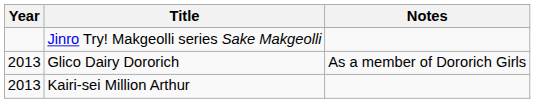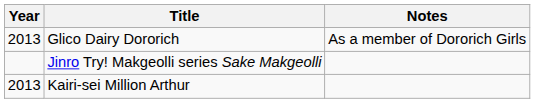rows swapped: (113, 62) <-> (184, 39)
